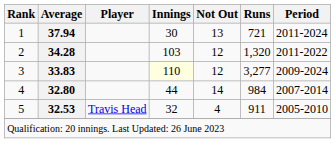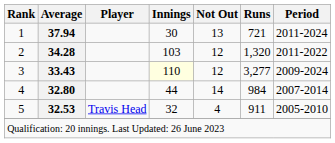(62, 71) 33.83 -> (62, 71) 33.43
